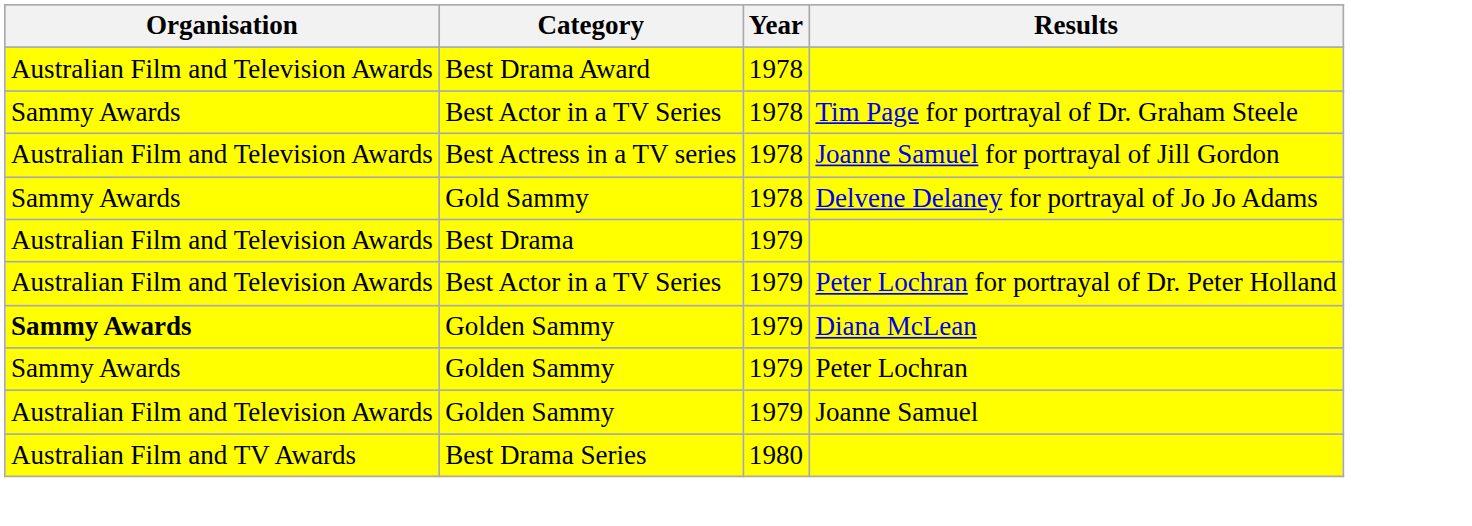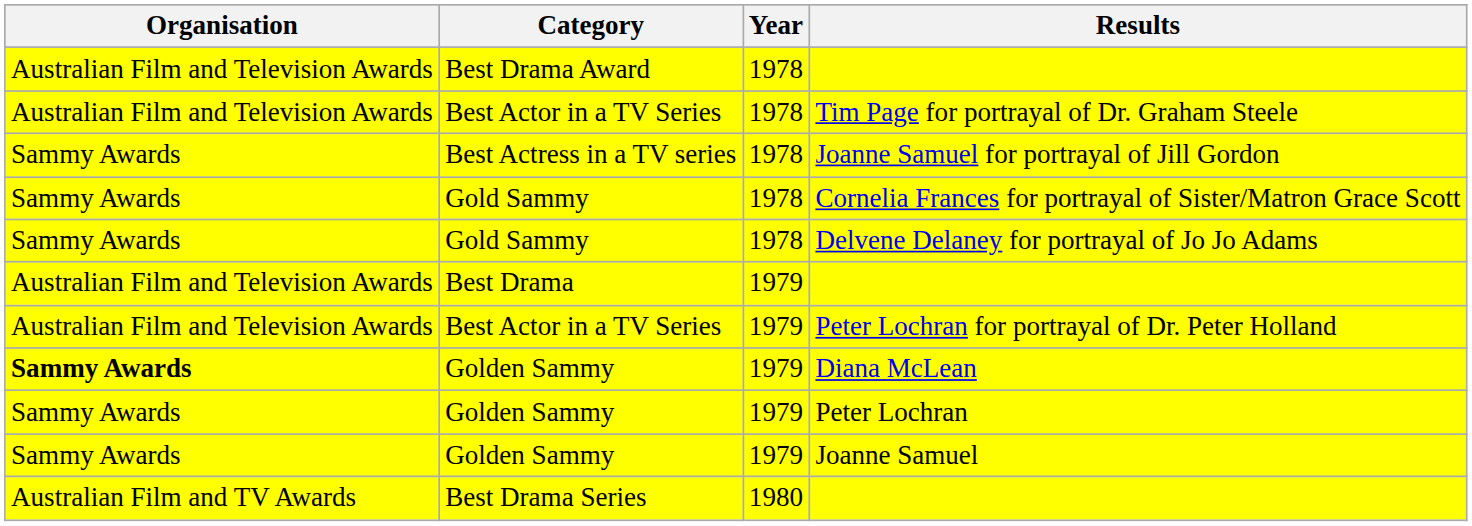(96, 111) Sammy Awards -> (222, 111) Australian Film and Television Awards
(222, 154) Australian Film and Television Awards -> (96, 154) Sammy Awards
+ row: (517, 197)
(222, 411) Australian Film and Television Awards -> (96, 454) Sammy Awards
